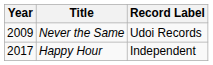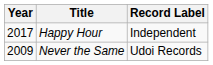rows swapped: (82, 32) <-> (70, 51)
